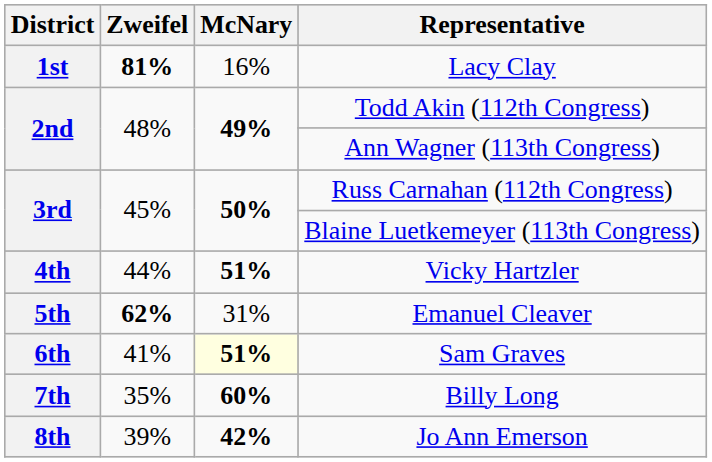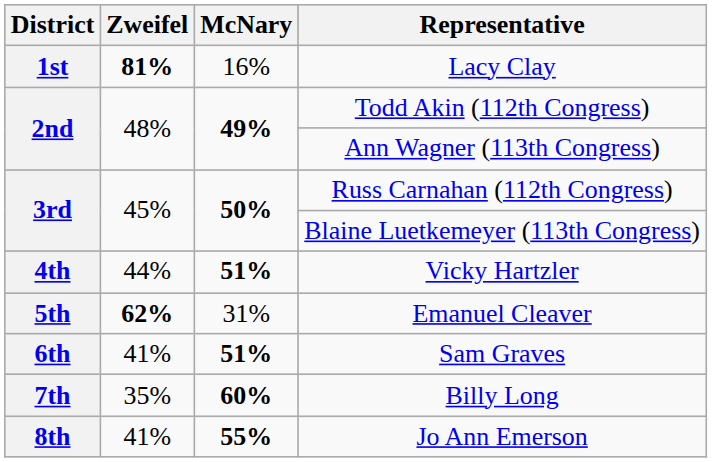(246, 353) lightyellow background -> (246, 353) no background
(147, 436) 39% -> (147, 436) 41%
(246, 436) 42% -> (246, 436) 55%
